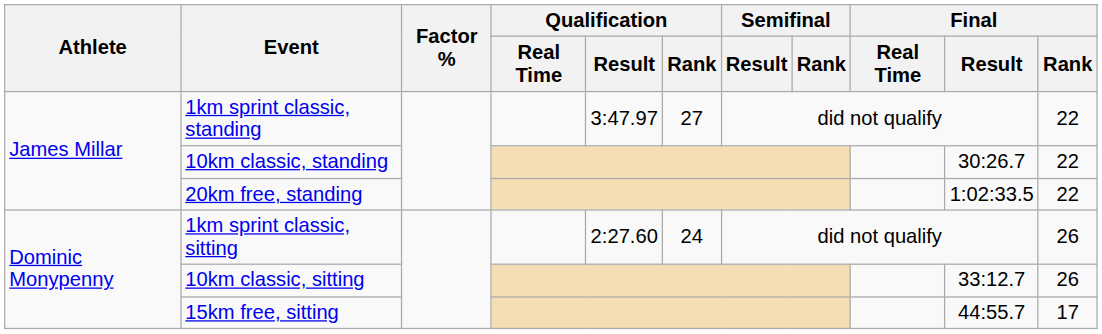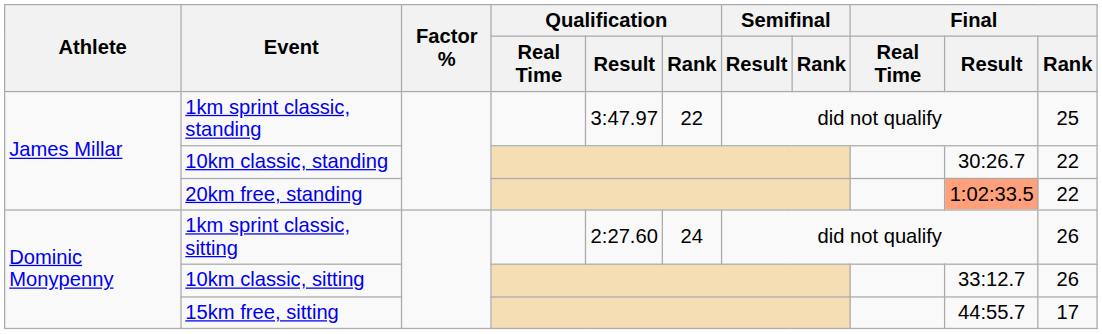(692, 118) 27 -> (692, 118) 22
(1068, 118) 22 -> (1068, 118) 25
(992, 193) no background -> (992, 193) lightsalmon background
